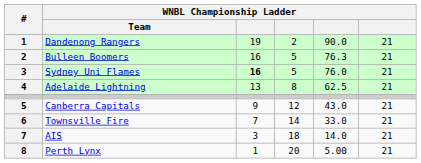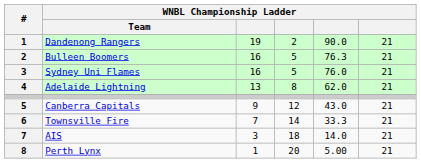(255, 72) bold -> (255, 72) normal
(336, 87) 62.5 -> (336, 87) 62.0
(336, 121) 33.0 -> (336, 121) 33.3
